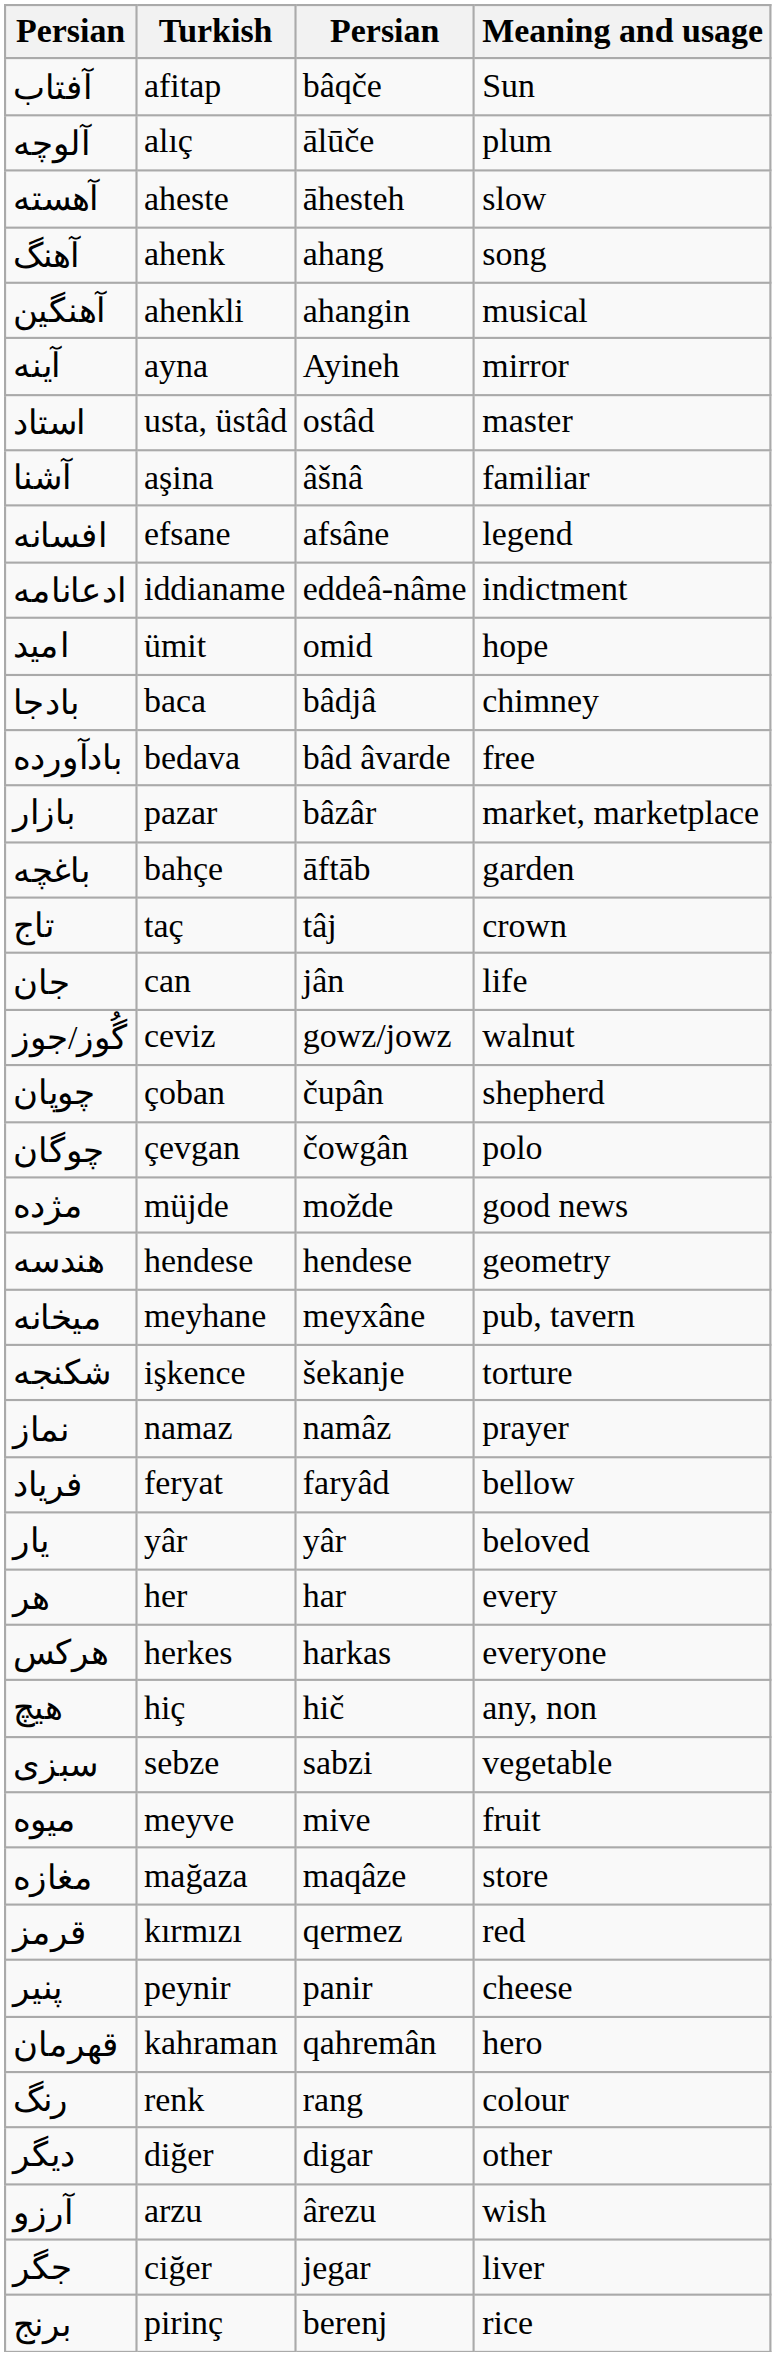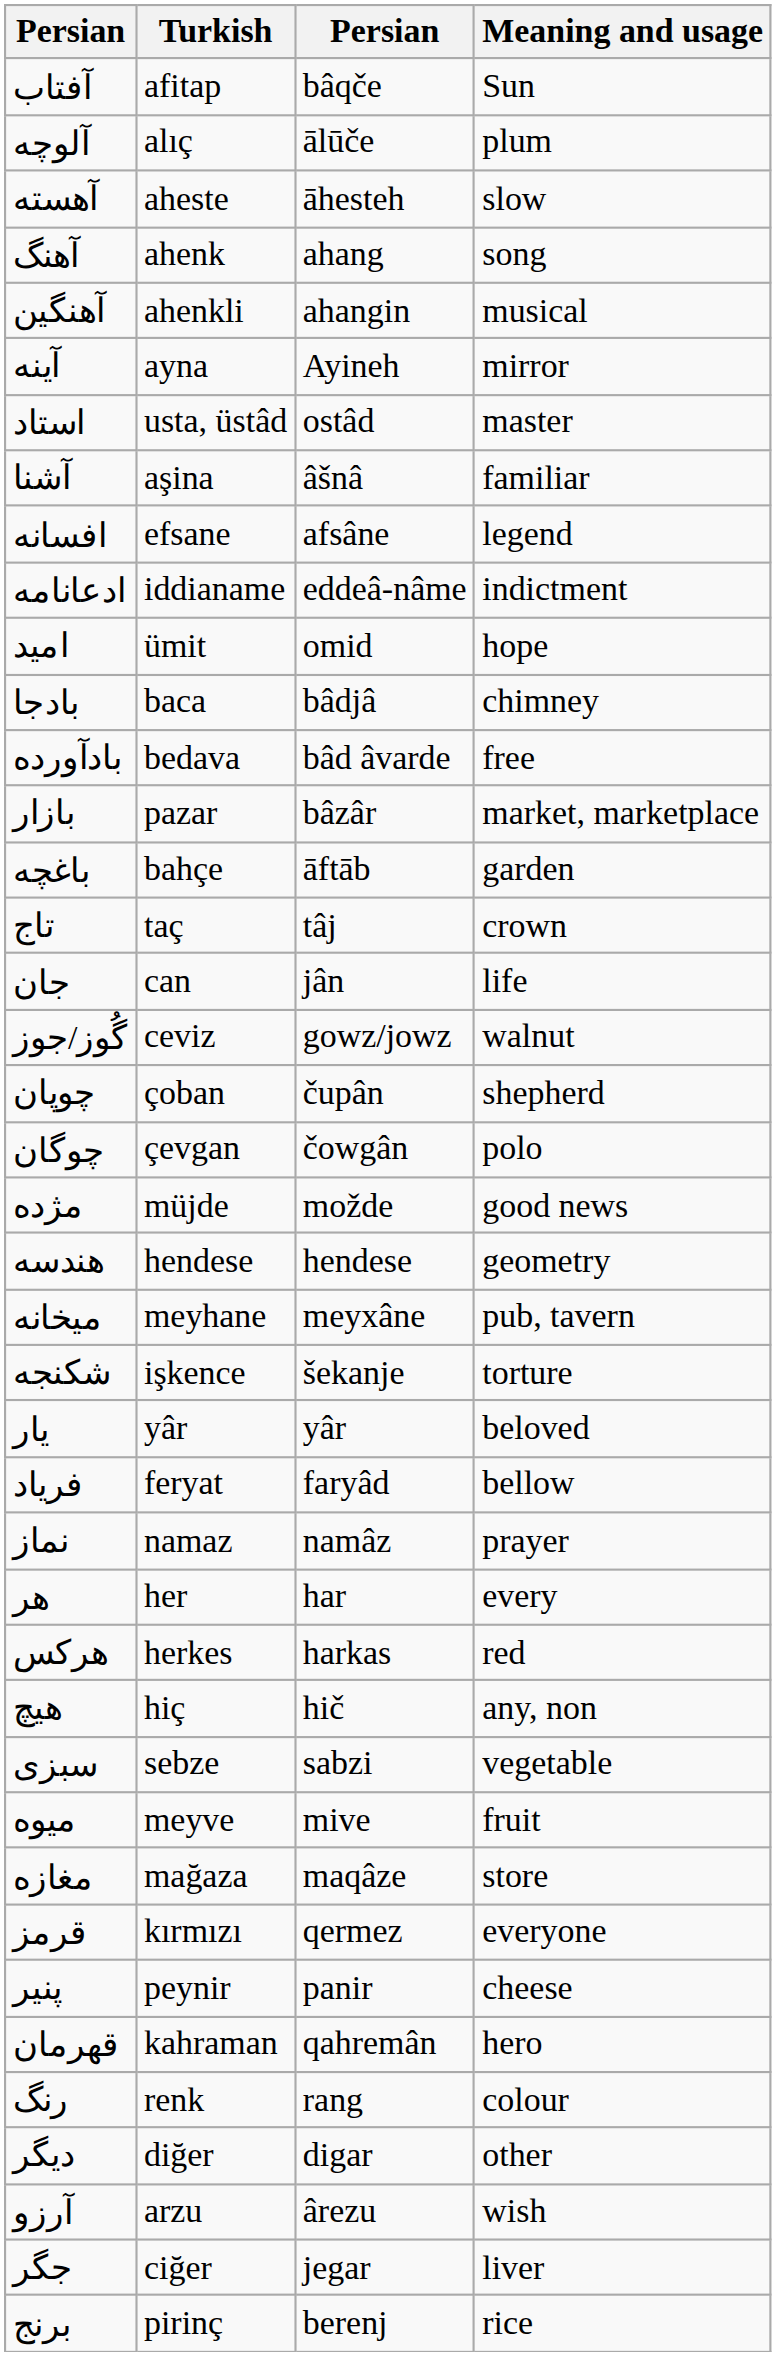rows swapped: (40, 1429) <-> (31, 1541)
(544, 1651) everyone -> (504, 1651) red
(504, 1931) red -> (544, 1931) everyone
